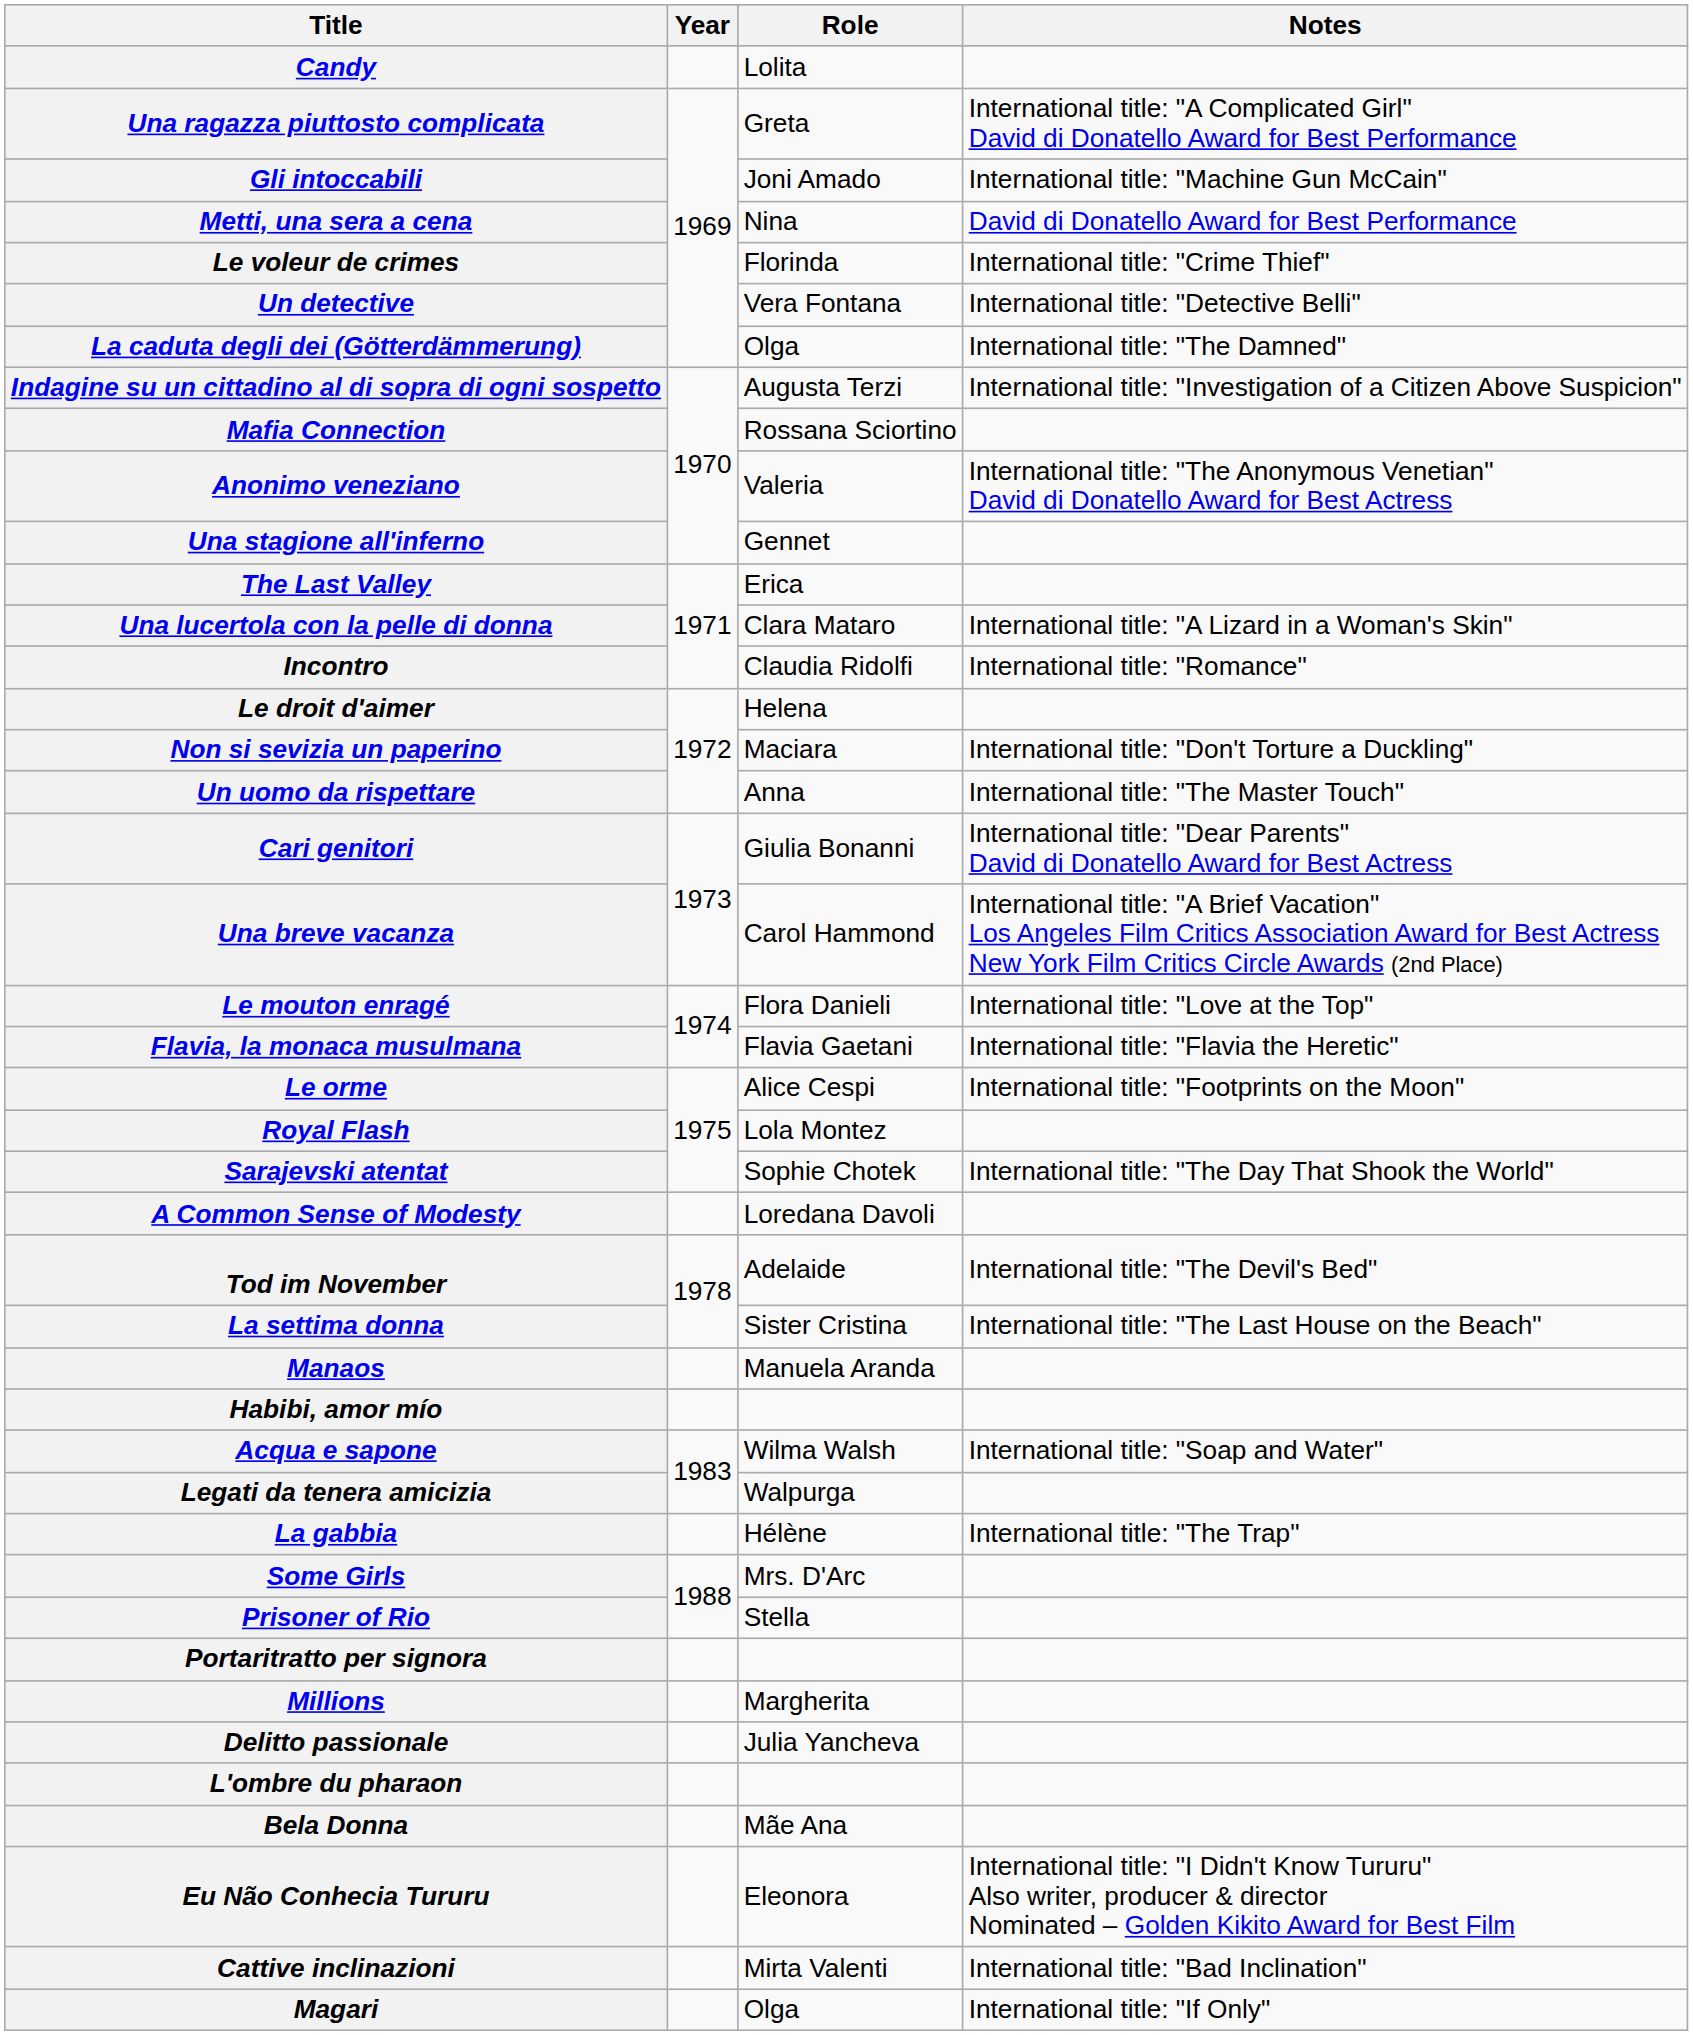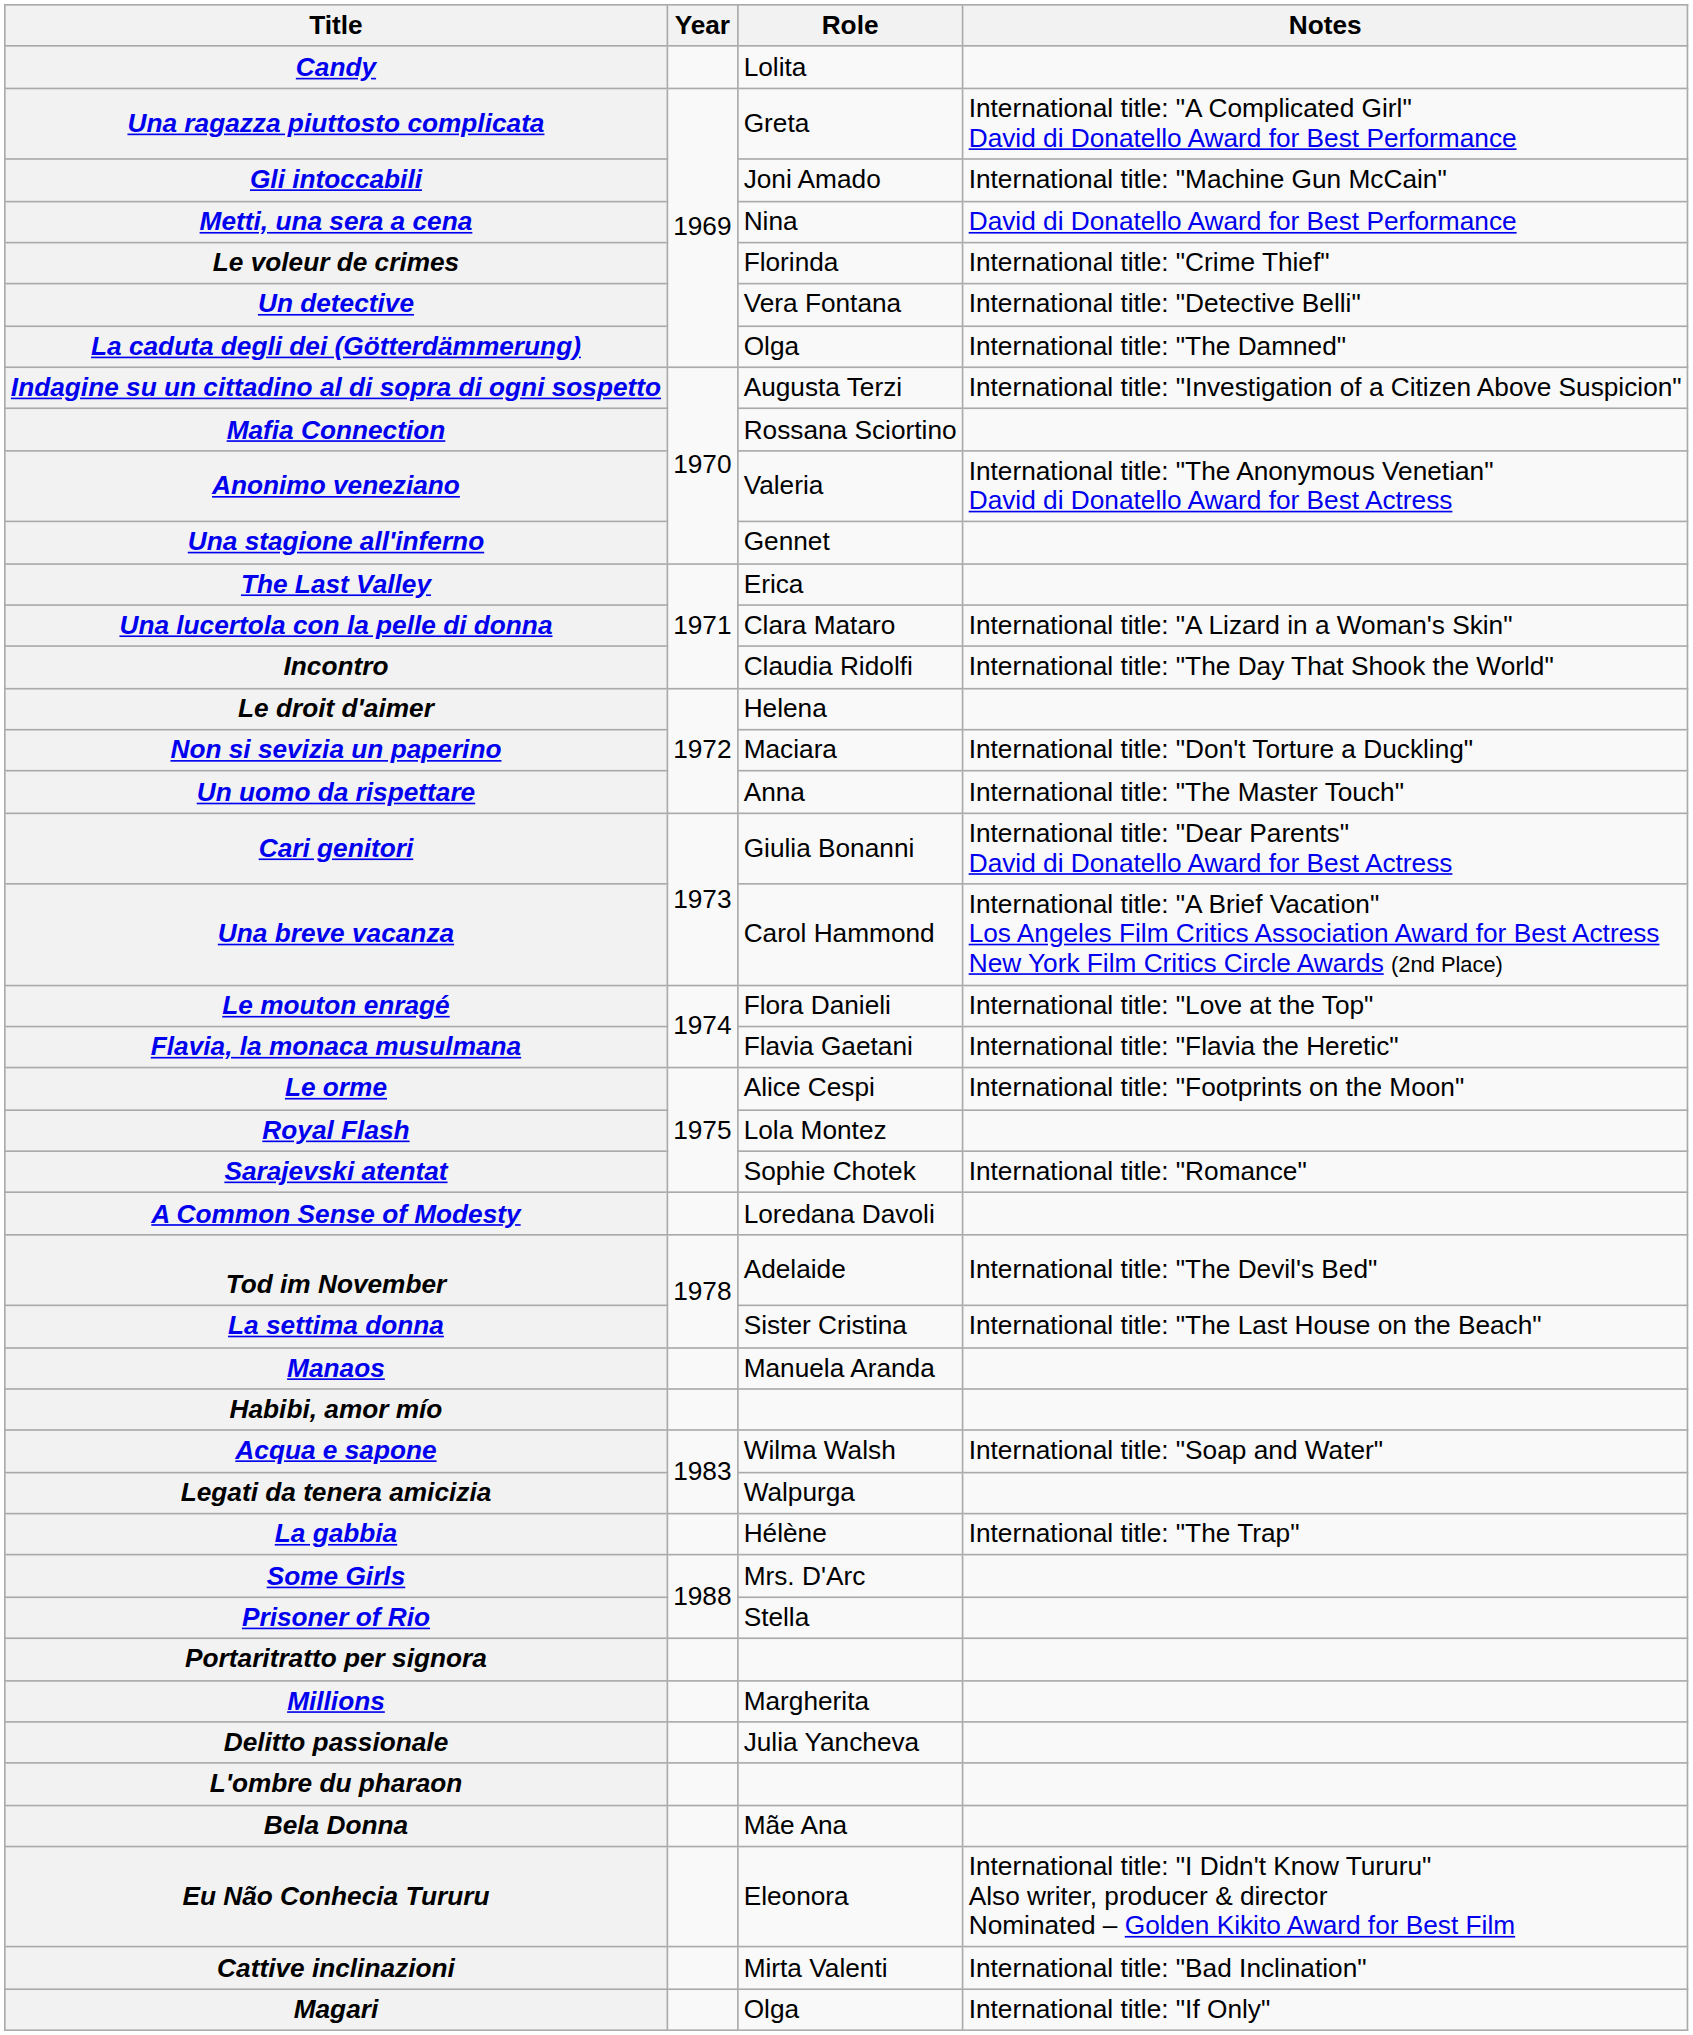(1138, 666) International title: "Romance" -> (1261, 666) International title: "The Day That Shook the World"
(1261, 1171) International title: "The Day That Shook the World" -> (1138, 1171) International title: "Romance"
